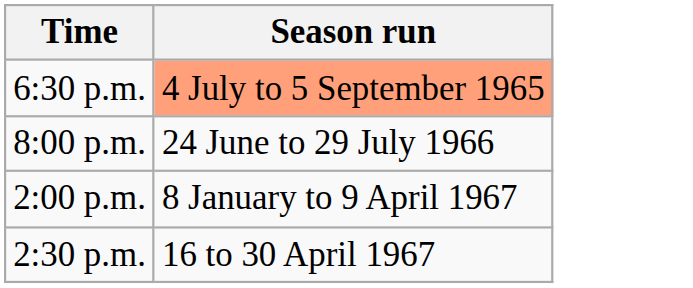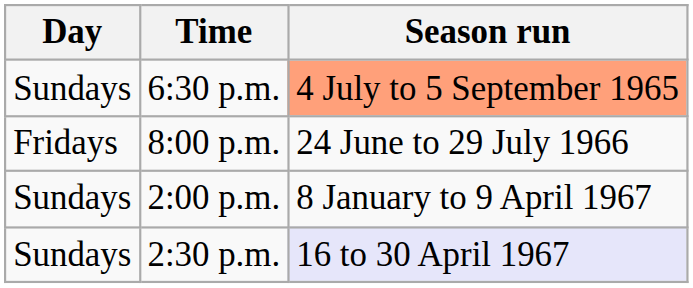+ column: (72, 32)
(299, 253) no background -> (433, 253) lavender background
